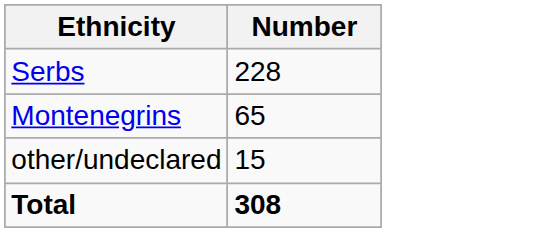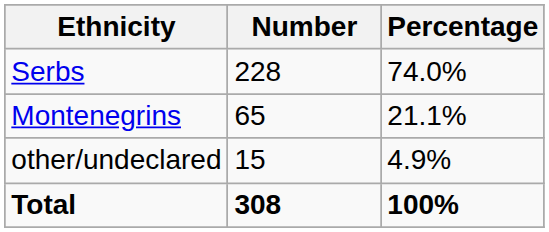+ column: (463, 26)
